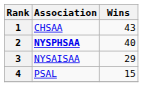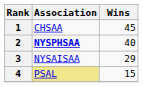(119, 28) 43 -> (119, 28) 45
(45, 74) no background -> (45, 74) khaki background
